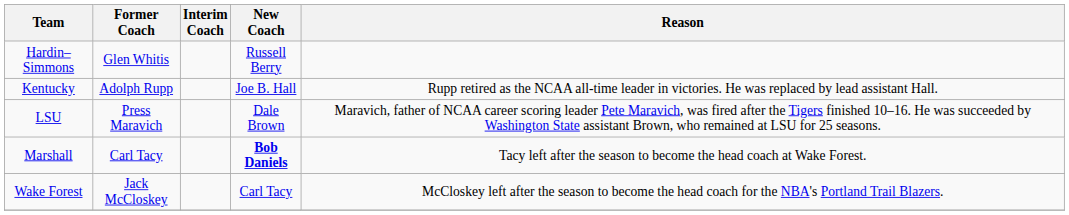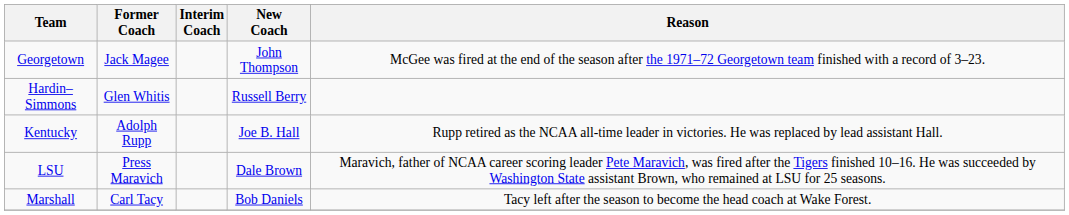+ row: (51, 59)
(266, 155) bold -> (269, 199) normal
- row: (48, 191)
